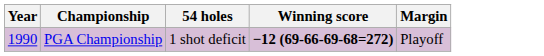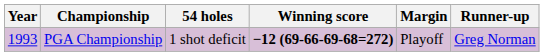+ column: (495, 16)
(23, 39) 1990 -> (23, 39) 1993
